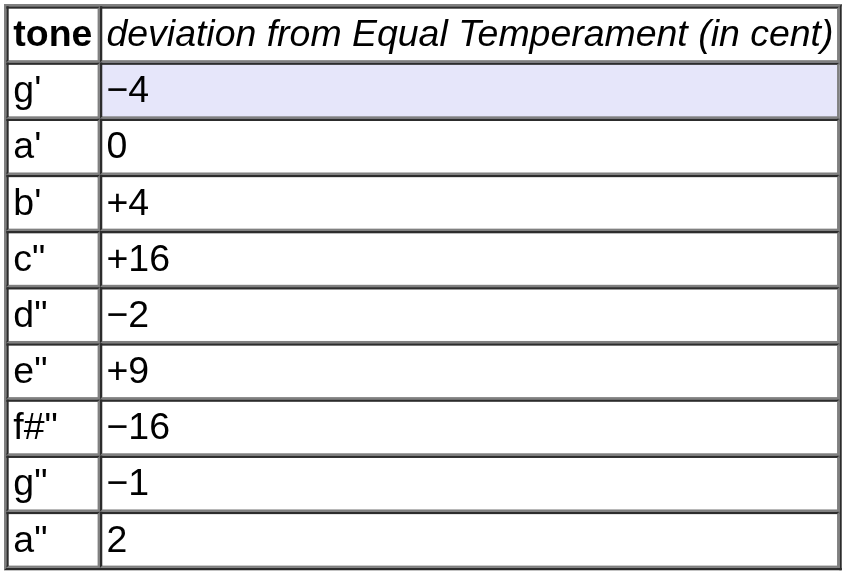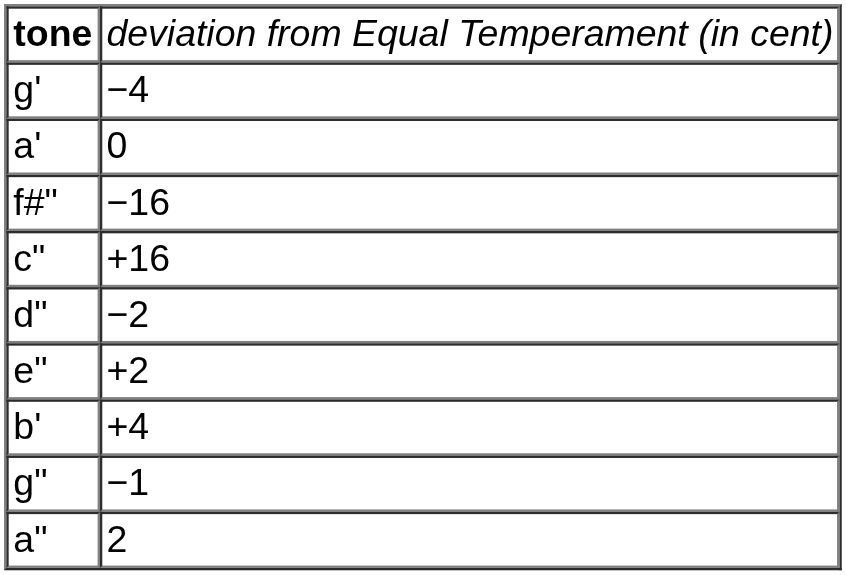(128, 89) lavender background -> (128, 89) no background
rows swapped: (27, 202) <-> (36, 426)
(128, 370) +9 -> (128, 370) +2
